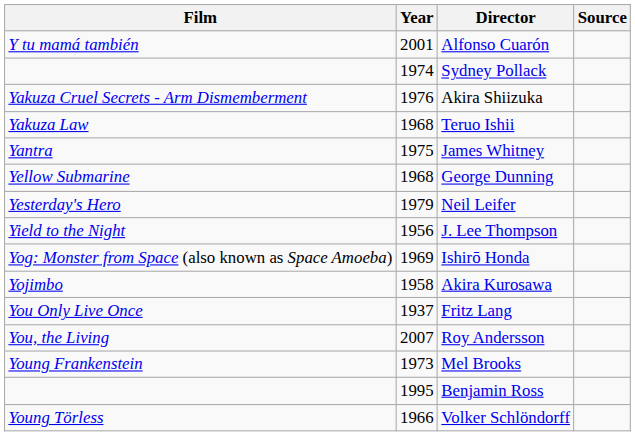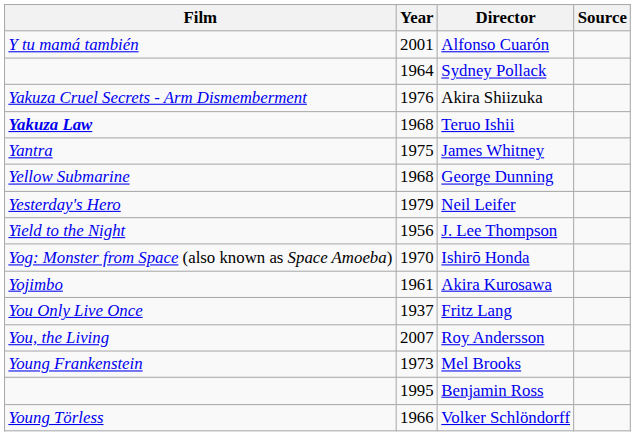(417, 71) 1974 -> (417, 71) 1964
(48, 124) normal -> (50, 124) bold
(417, 257) 1969 -> (417, 257) 1970
(417, 284) 1958 -> (417, 284) 1961
